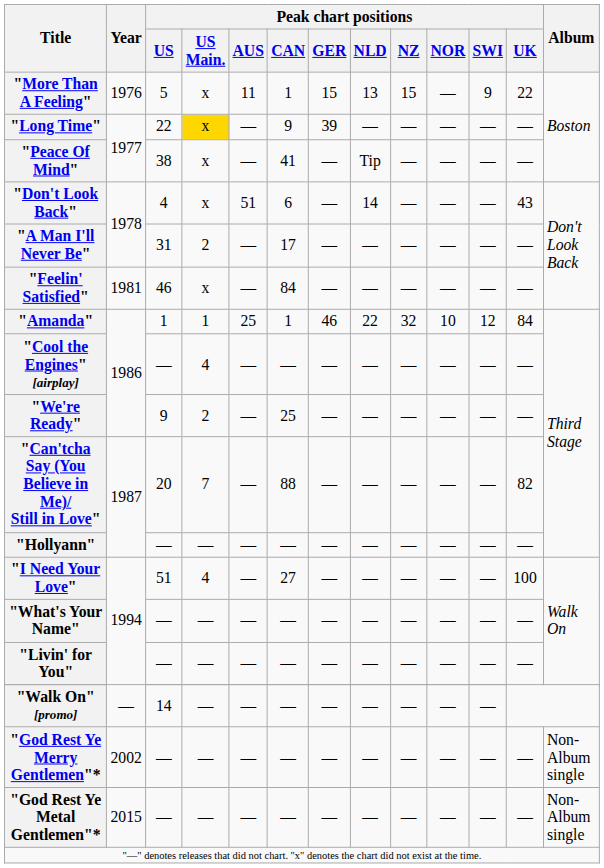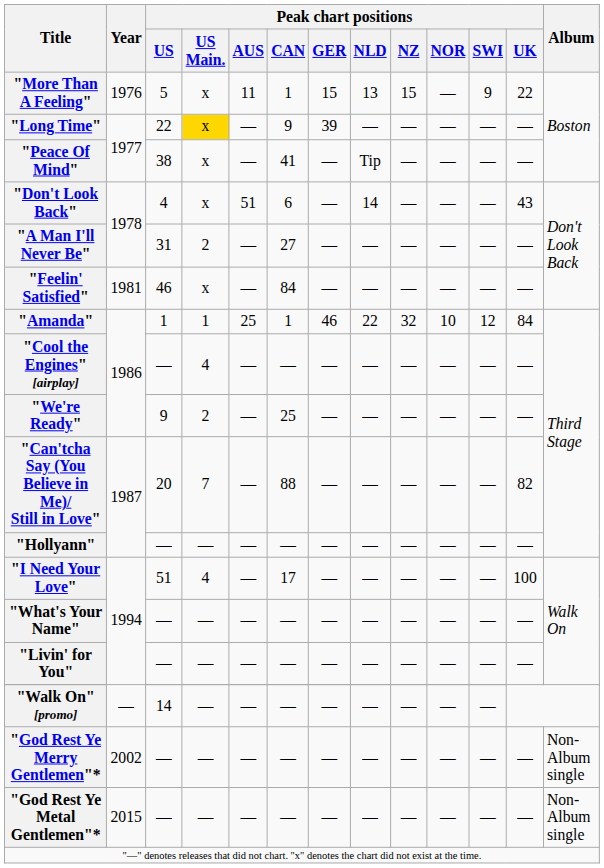(288, 245) 17 -> (288, 245) 27
(288, 578) 27 -> (288, 578) 17
